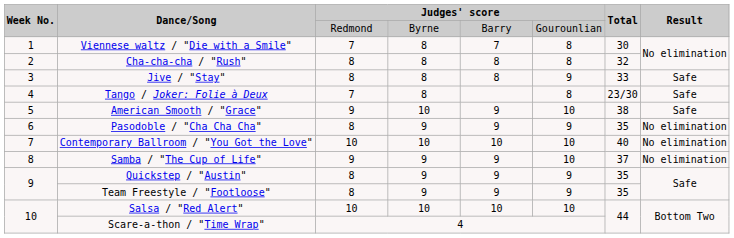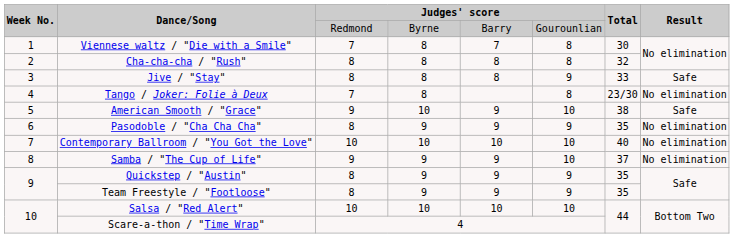(685, 94) Safe -> (685, 94) No elimination
